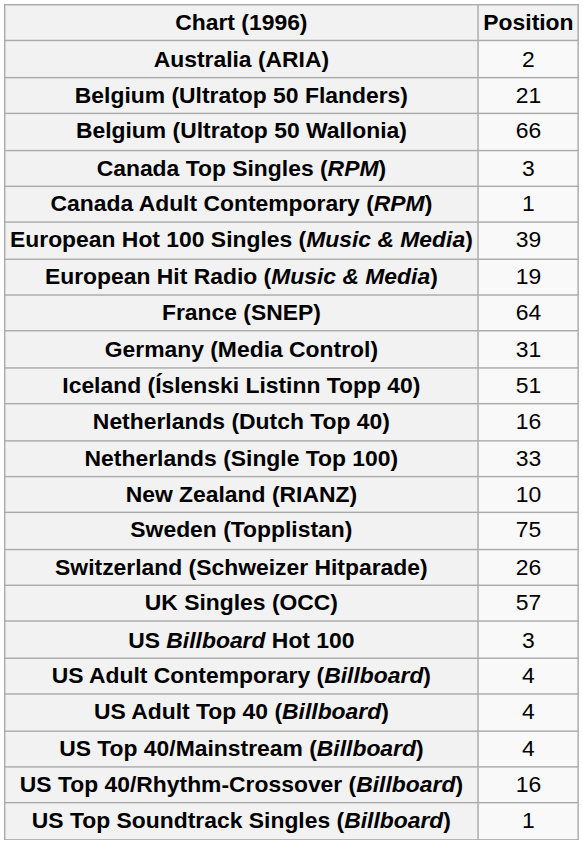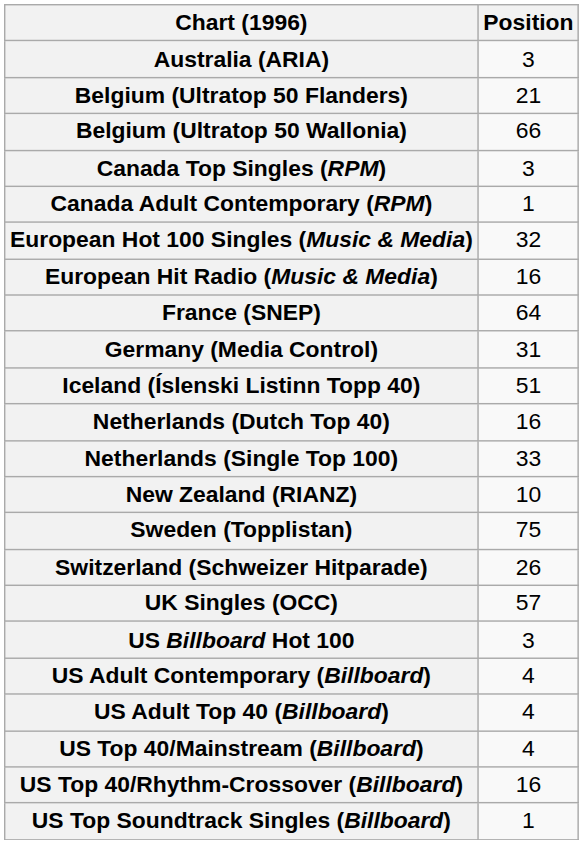(528, 58) 2 -> (528, 58) 3
(528, 240) 39 -> (528, 240) 32
(528, 276) 19 -> (528, 276) 16
